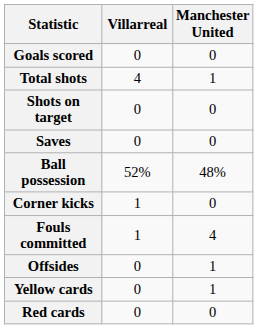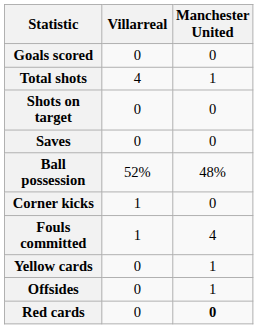rows swapped: (53, 266) <-> (53, 289)
(213, 312) normal -> (213, 312) bold
